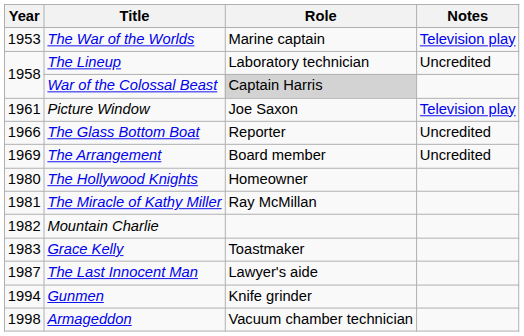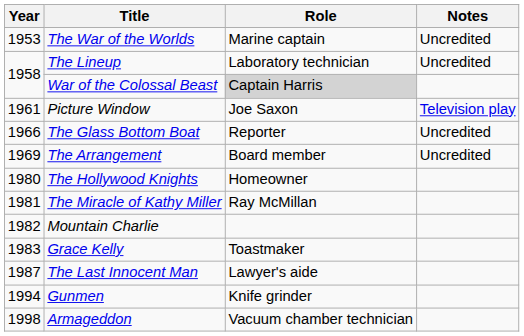(468, 39) Television play -> (455, 39) Uncredited
